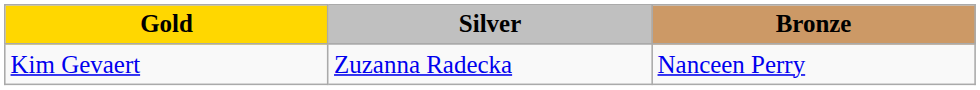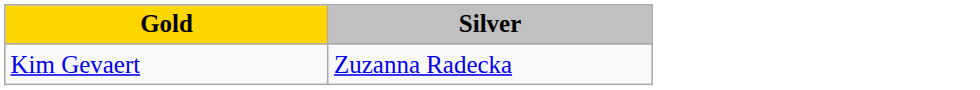- column: (814, 24)
